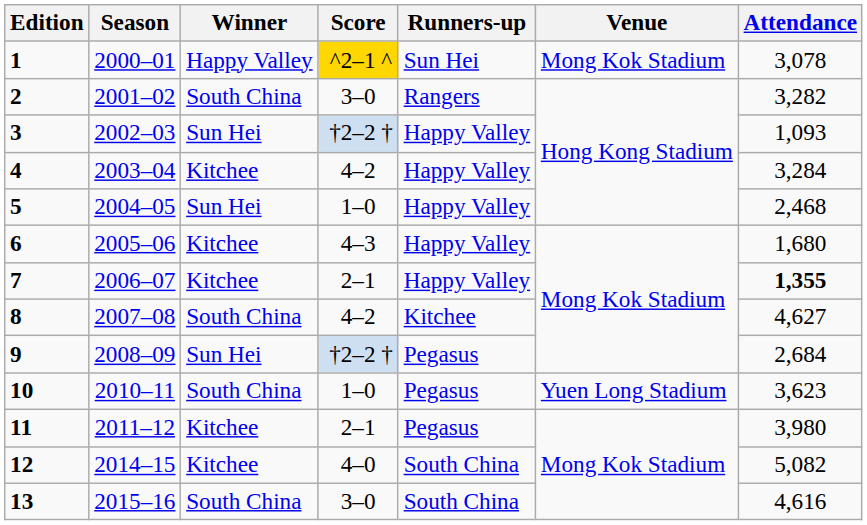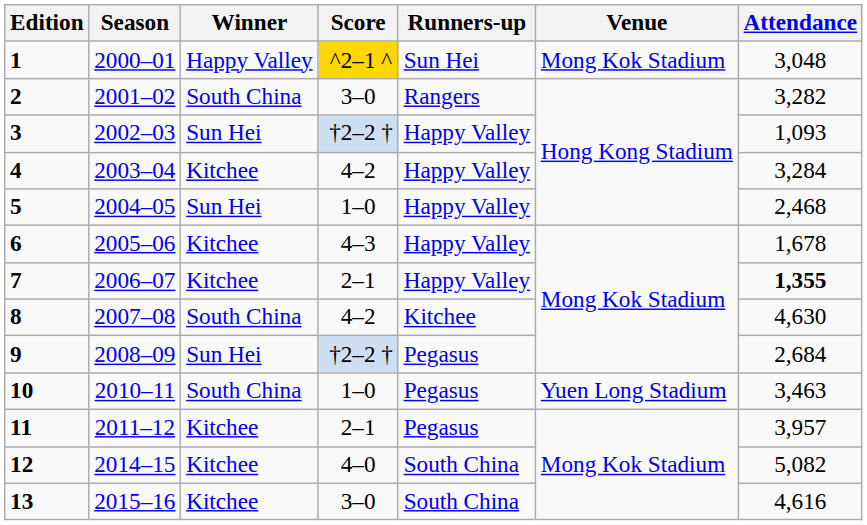(800, 59) 3,078 -> (800, 59) 3,048
(800, 243) 1,680 -> (800, 243) 1,678
(800, 317) 4,627 -> (800, 317) 4,630
(800, 390) 3,623 -> (800, 390) 3,463
(800, 427) 3,980 -> (800, 427) 3,957
(244, 501) South China -> (222, 501) Kitchee
